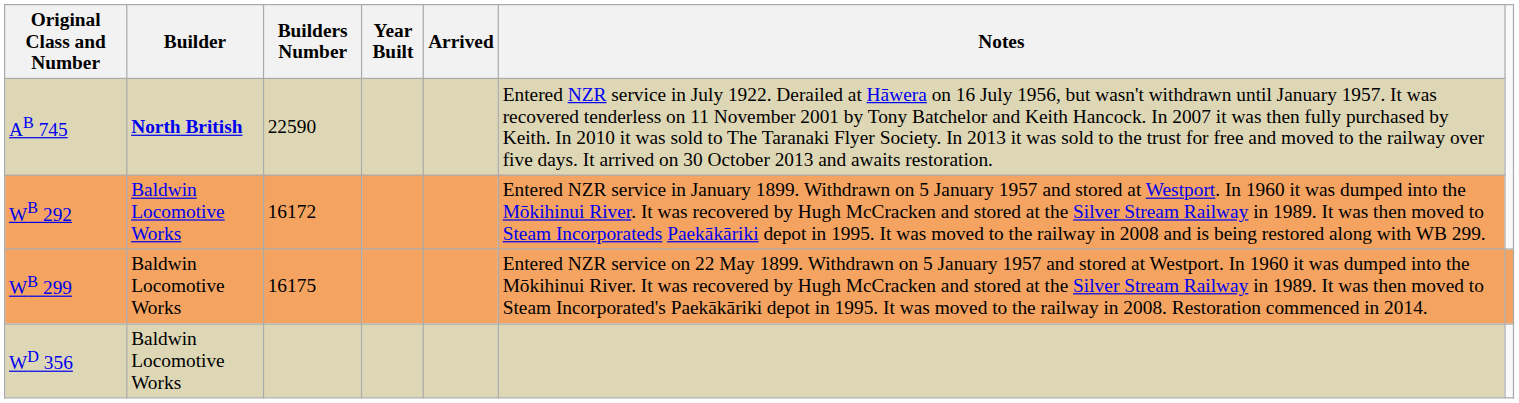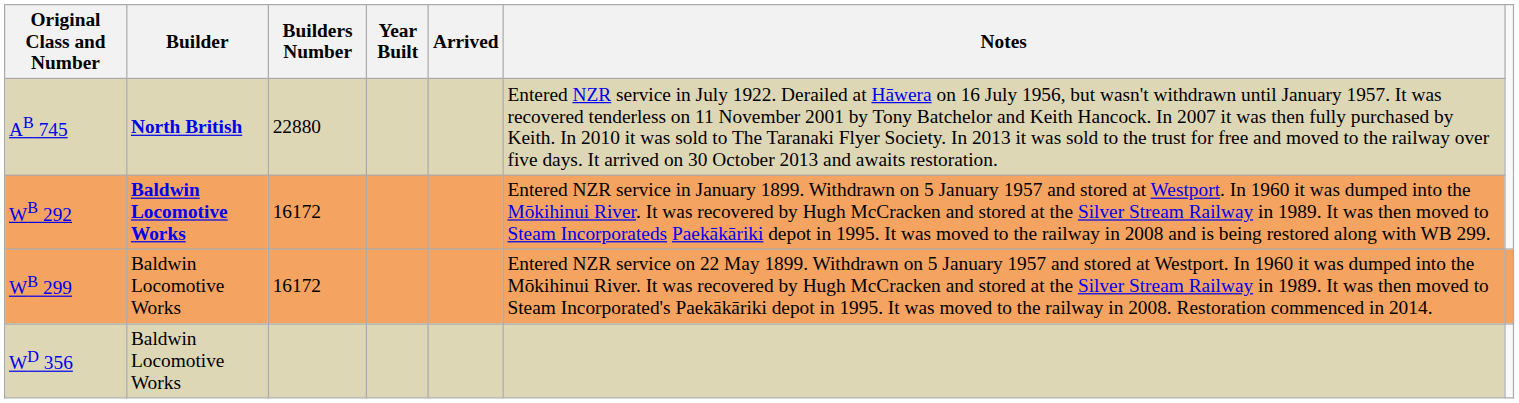(292, 126) 22590 -> (297, 126) 22880
(178, 211) normal -> (179, 211) bold
(292, 286) 16175 -> (297, 286) 16172
